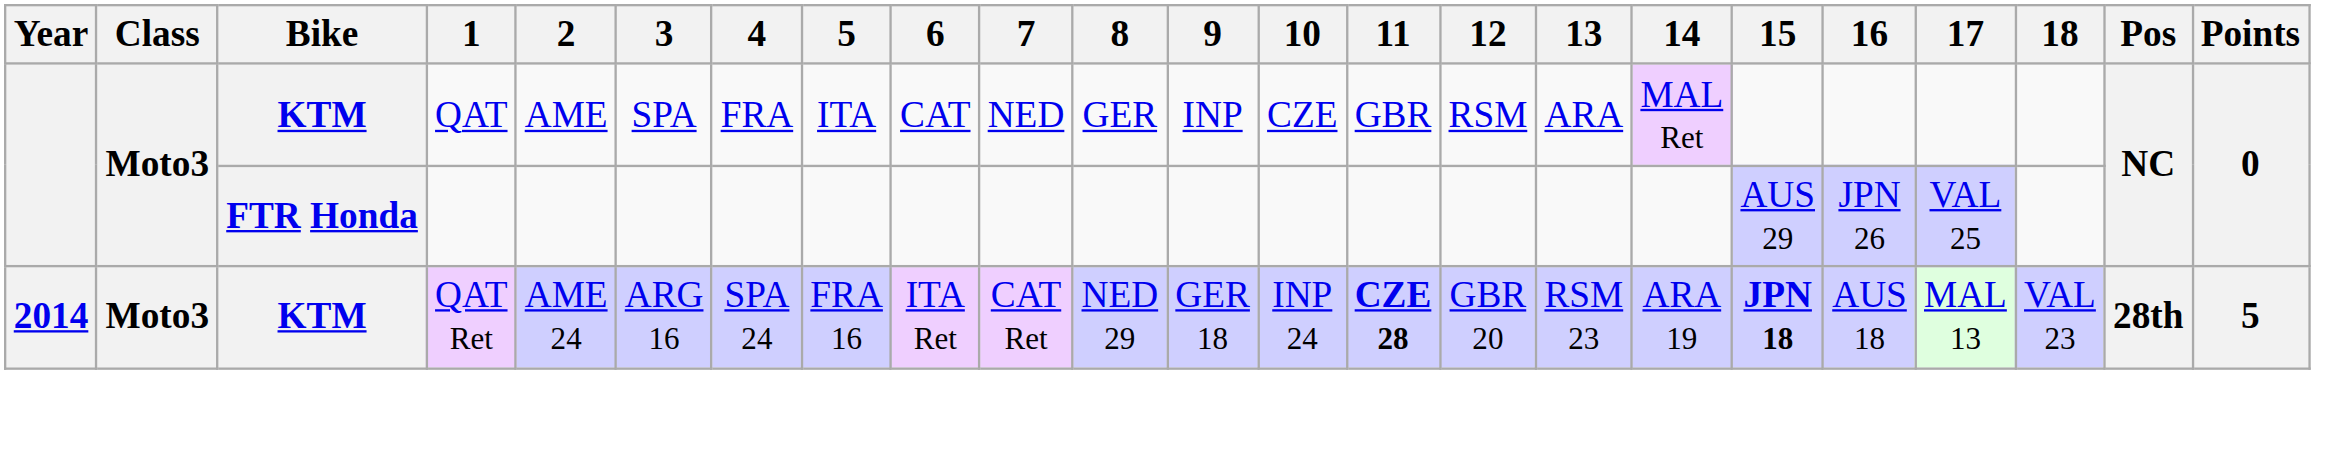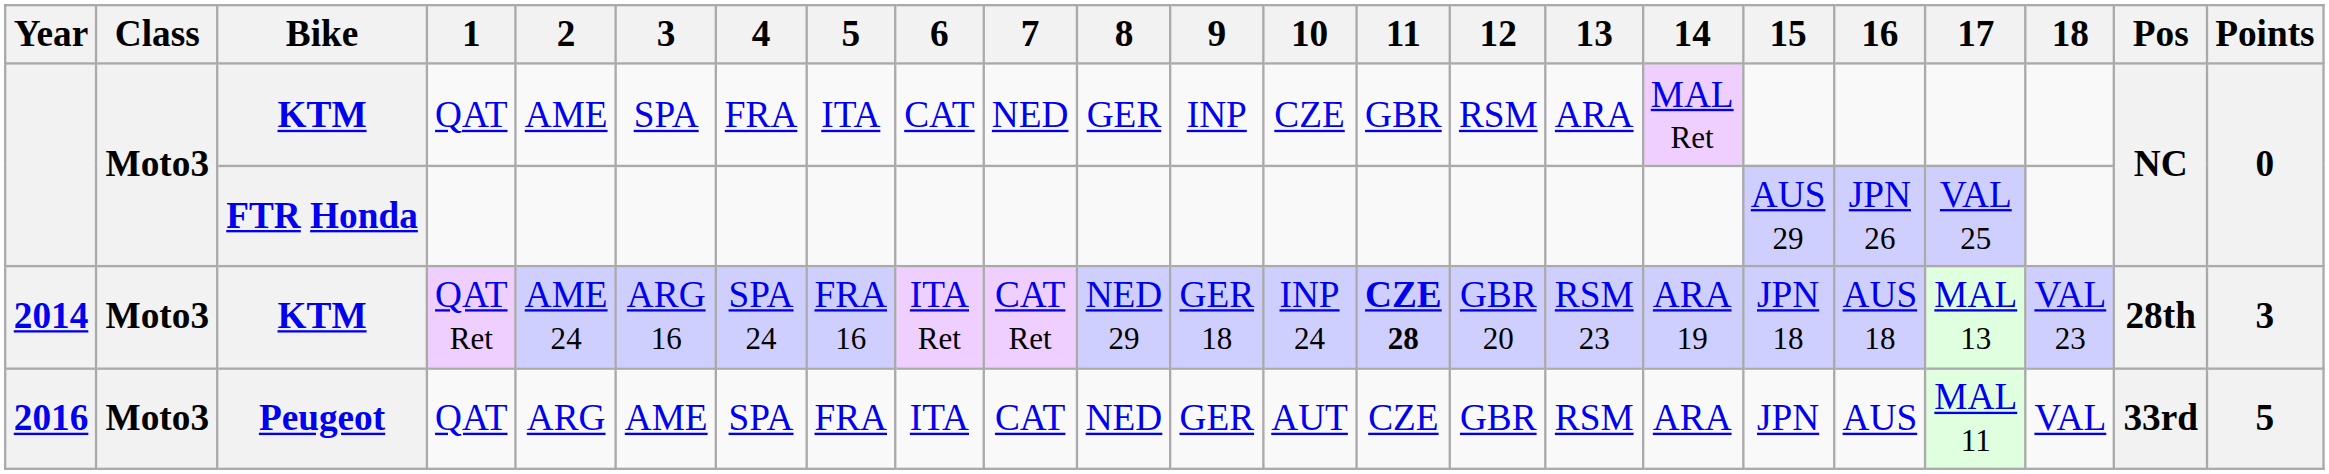(1778, 316) bold -> (1788, 316) normal
(2250, 316) 5 -> (2265, 316) 3
+ row: (51, 417)
